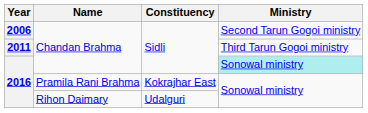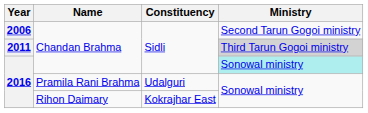(285, 47) no background -> (285, 47) lightgrey background
(180, 82) Kokrajhar East -> (165, 82) Udalguri
(165, 99) Udalguri -> (180, 99) Kokrajhar East
